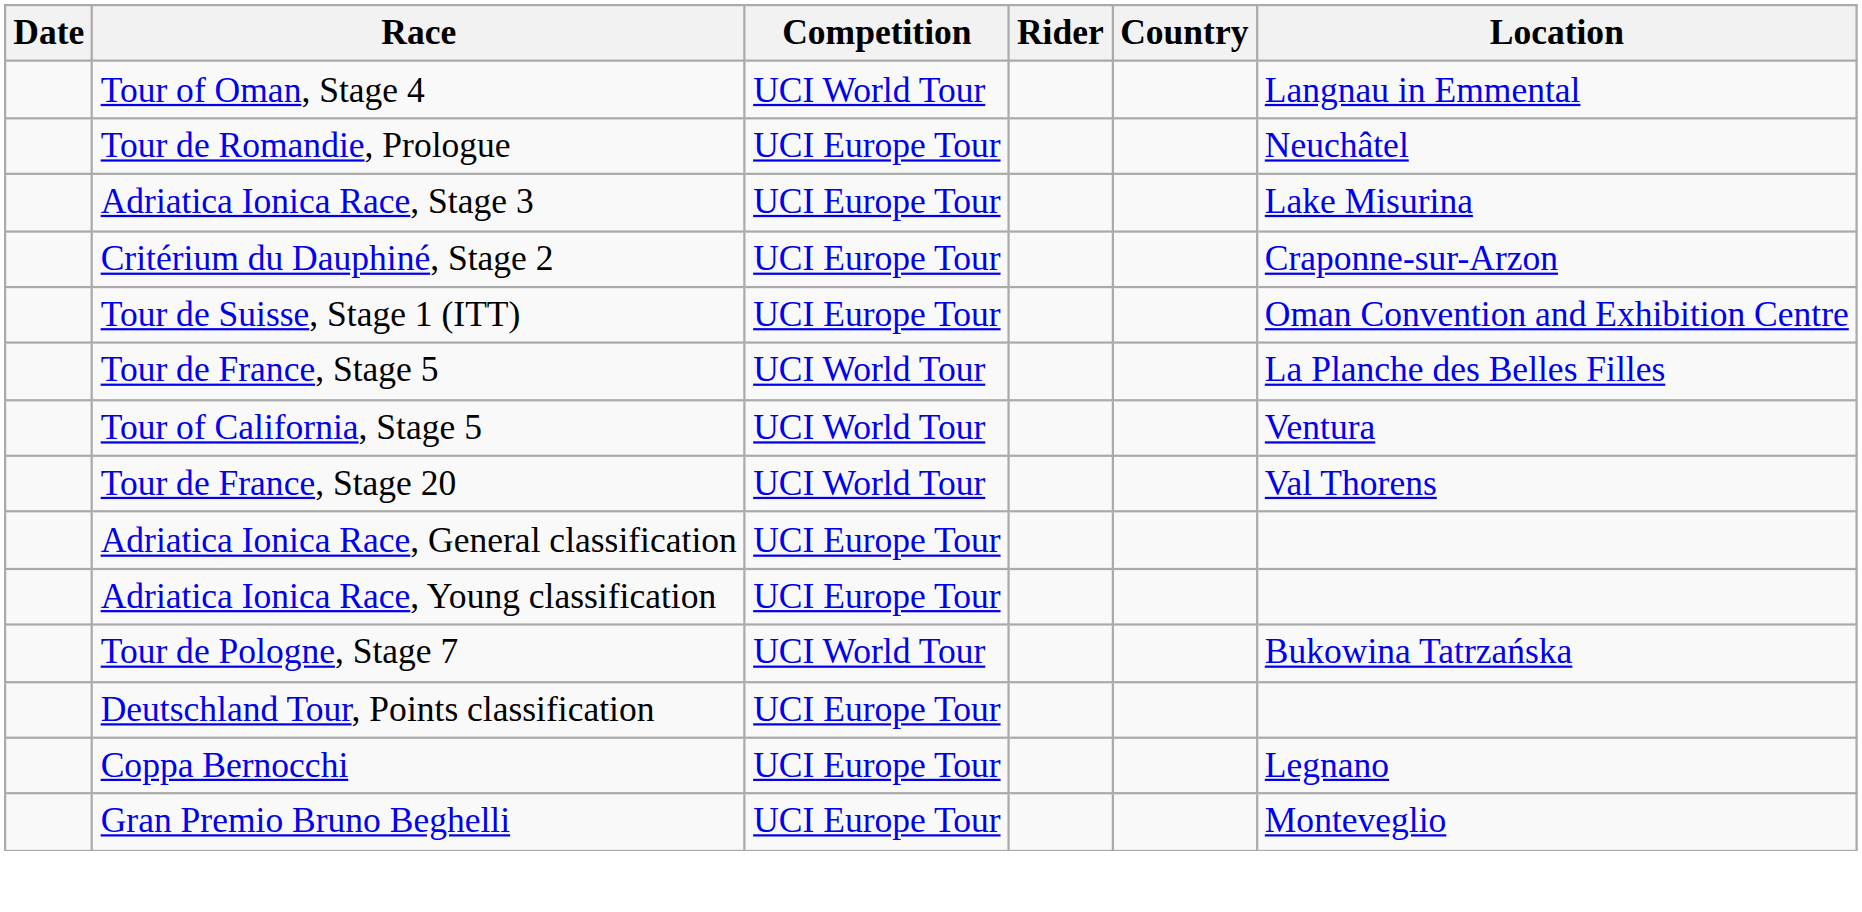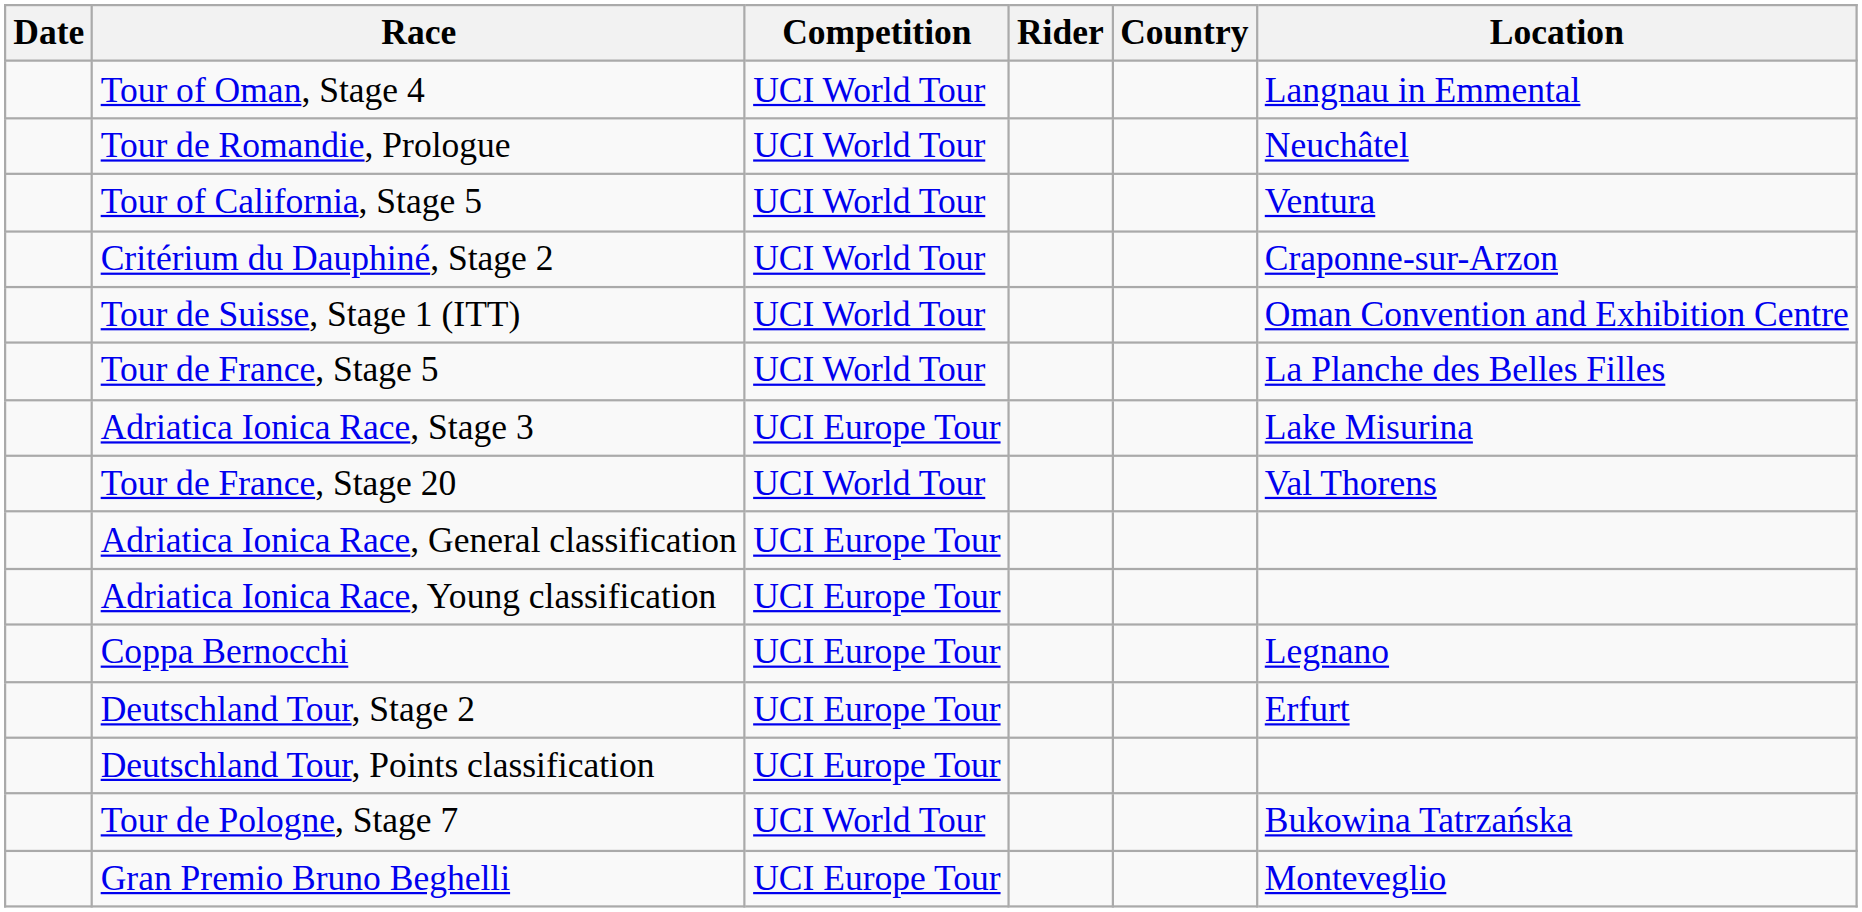(877, 145) UCI Europe Tour -> (869, 145) UCI World Tour
rows swapped: (291, 426) <-> (317, 201)
(877, 257) UCI Europe Tour -> (869, 257) UCI World Tour
(877, 314) UCI Europe Tour -> (869, 314) UCI World Tour
rows swapped: (279, 652) <-> (224, 764)
+ row: (288, 708)
